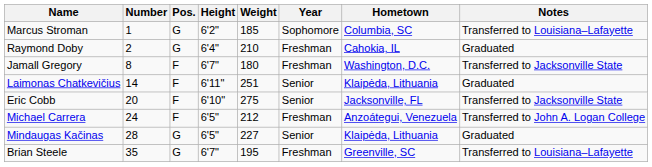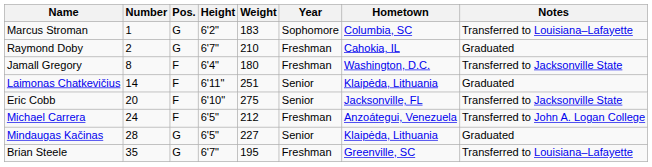(249, 30) 185 -> (249, 30) 183
(210, 48) 6'4" -> (210, 48) 6'7"
(210, 65) 6'7" -> (210, 65) 6'4"
